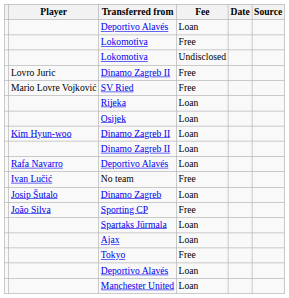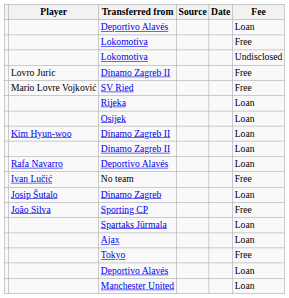columns swapped: (202, 12) <-> (268, 12)
